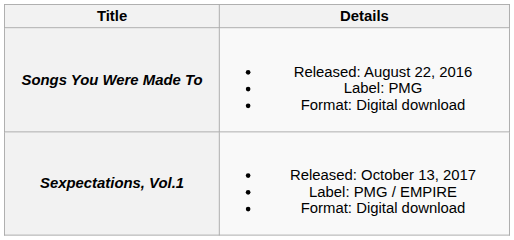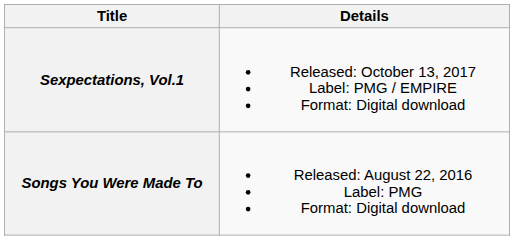rows swapped: (112, 79) <-> (112, 183)
